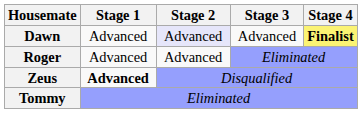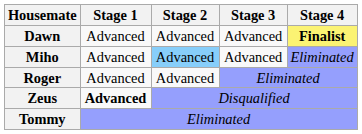(193, 36) lavender background -> (185, 36) no background
+ row: (42, 57)
